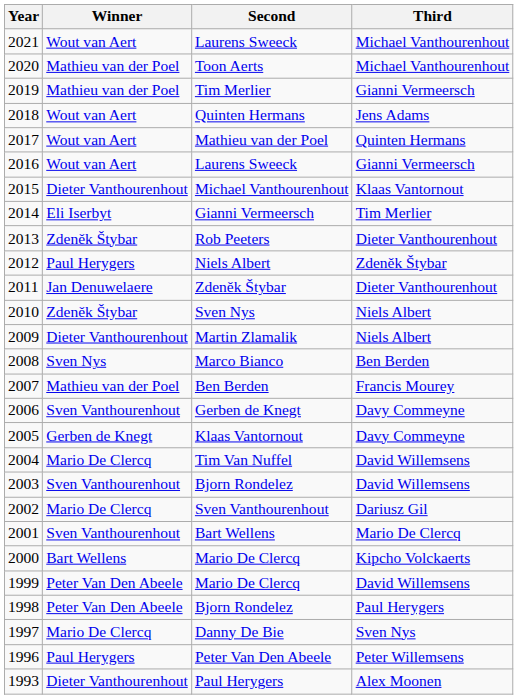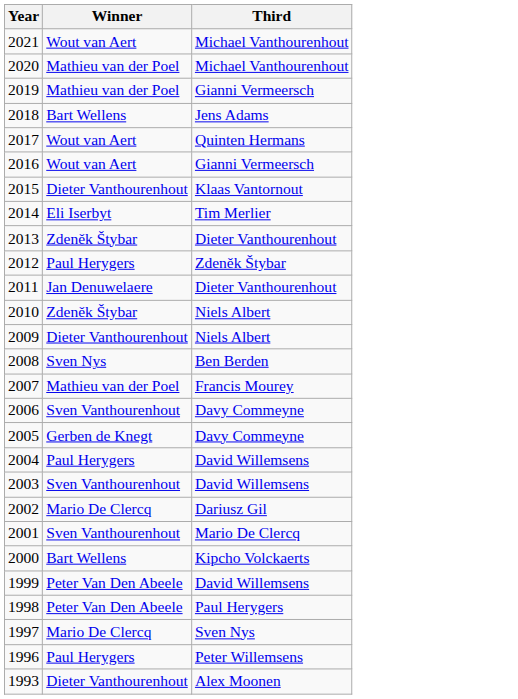- column: (272, 16)
(91, 115) Wout van Aert -> (86, 115) Bart Wellens
(99, 459) Mario De Clercq -> (90, 459) Paul Herygers
